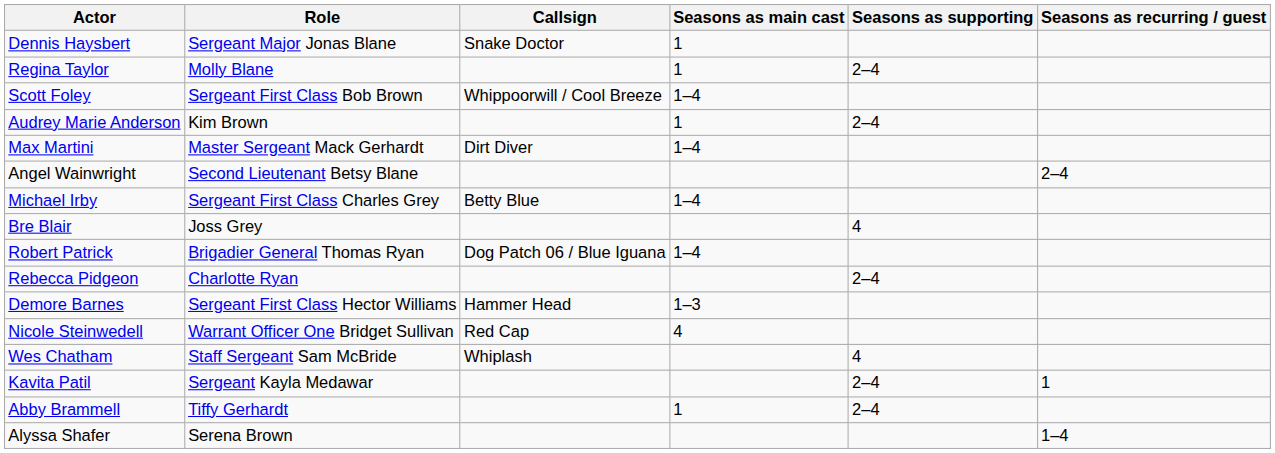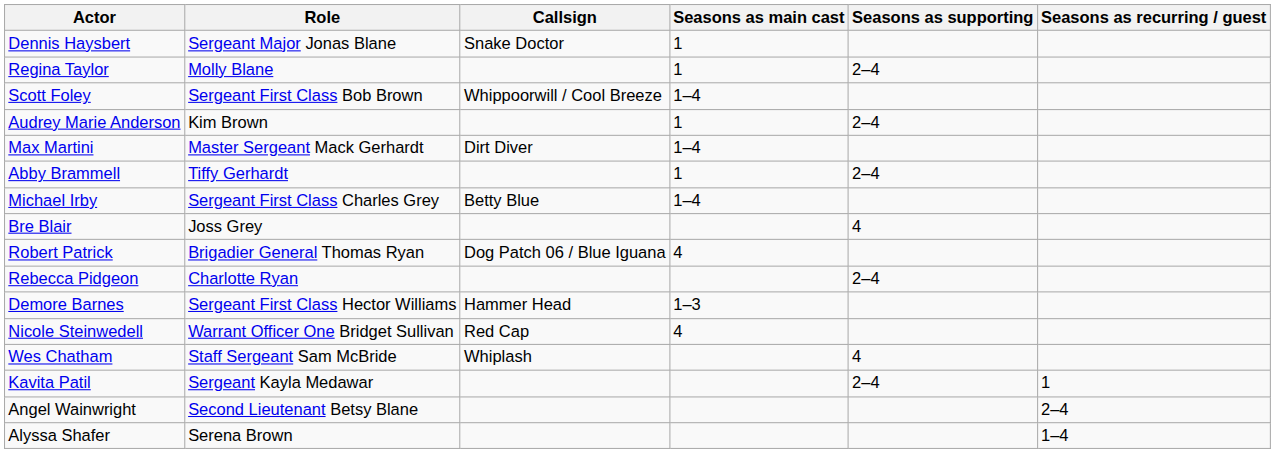rows swapped: (64, 409) <-> (72, 174)
(687, 252) 1–4 -> (678, 252) 4
